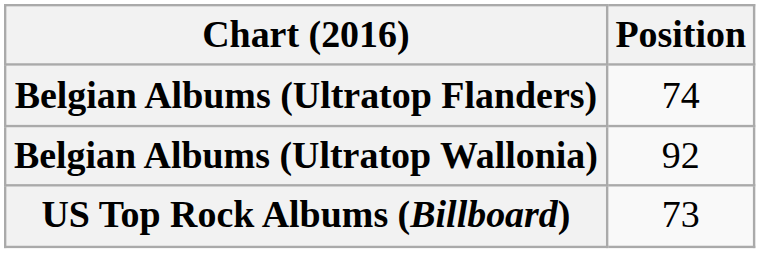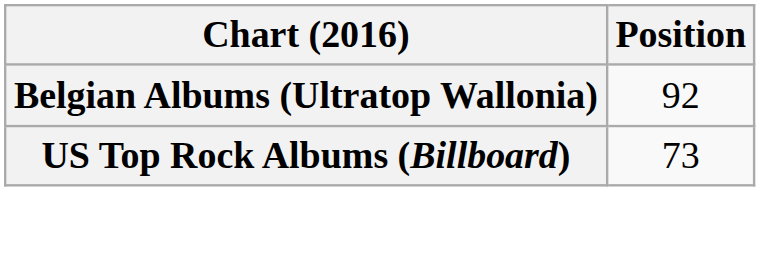- row: (306, 94)
